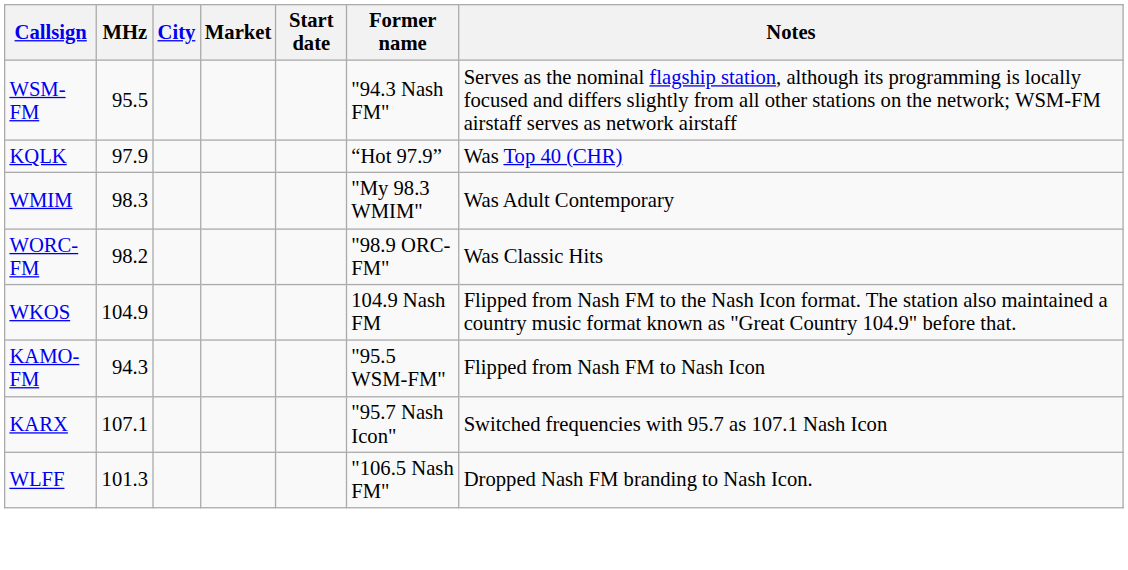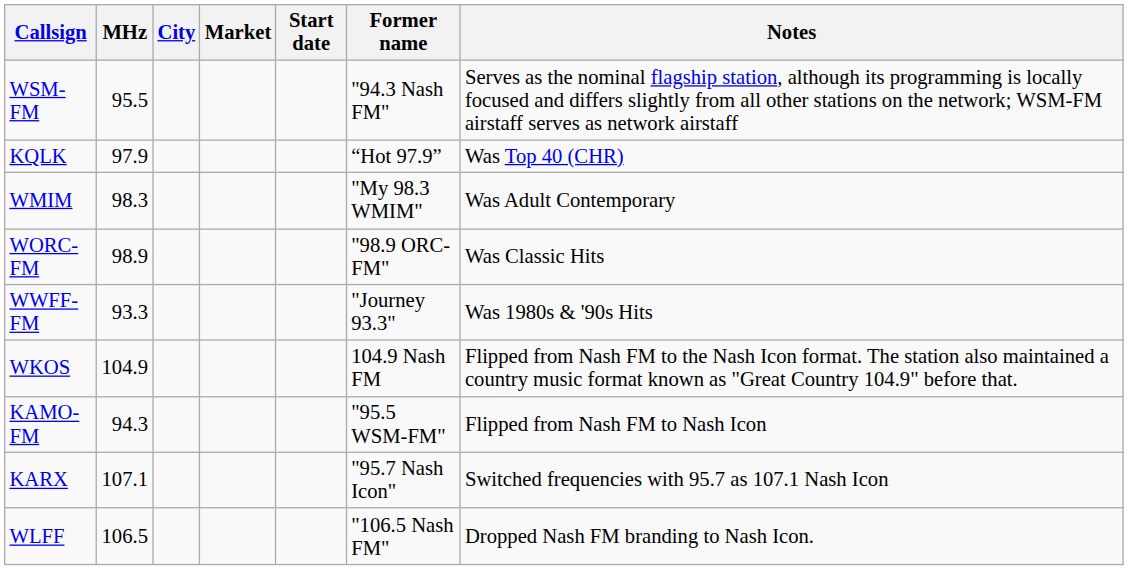(130, 256) 98.2 -> (130, 256) 98.9
+ row: (44, 312)
(125, 480) 101.3 -> (125, 536) 106.5
